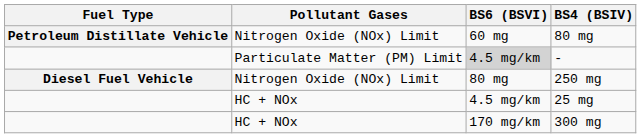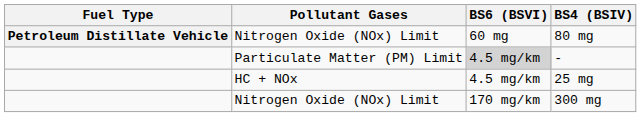- row: (578, 79)
(266, 122) HC + NOx -> (337, 101) Nitrogen Oxide (NOx) Limit
